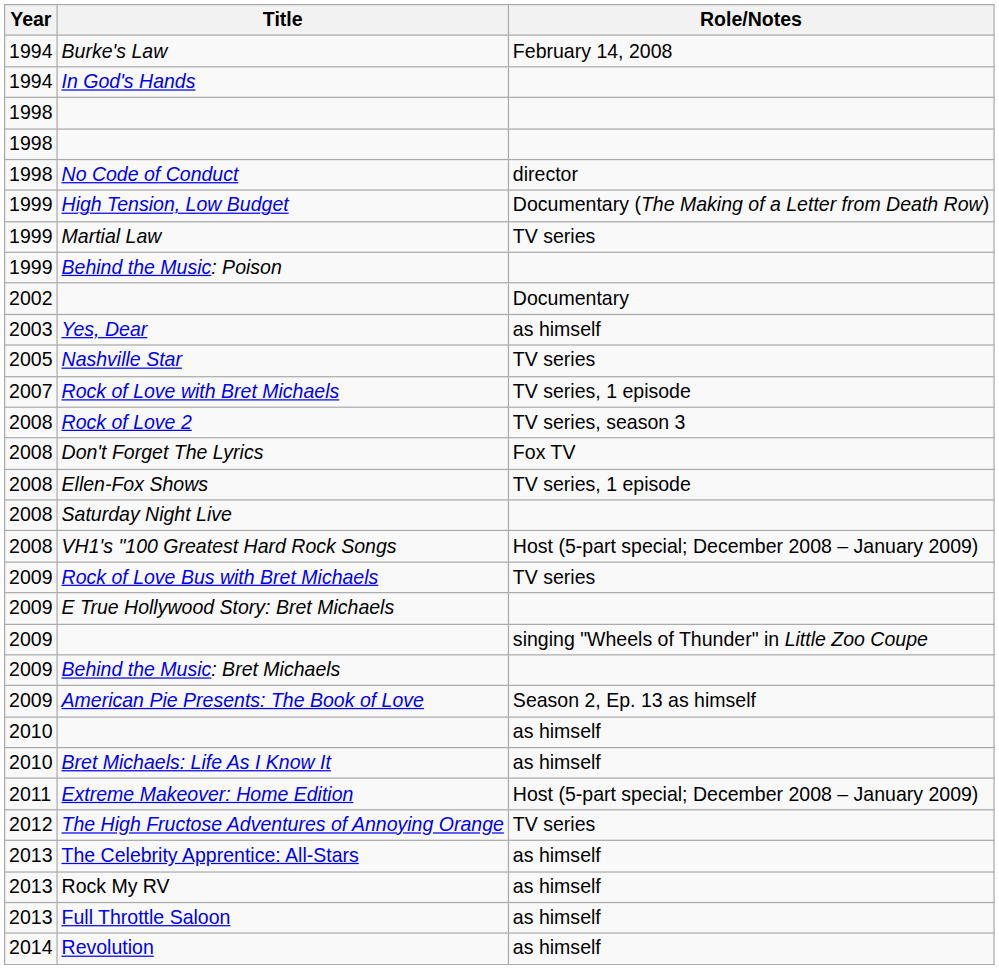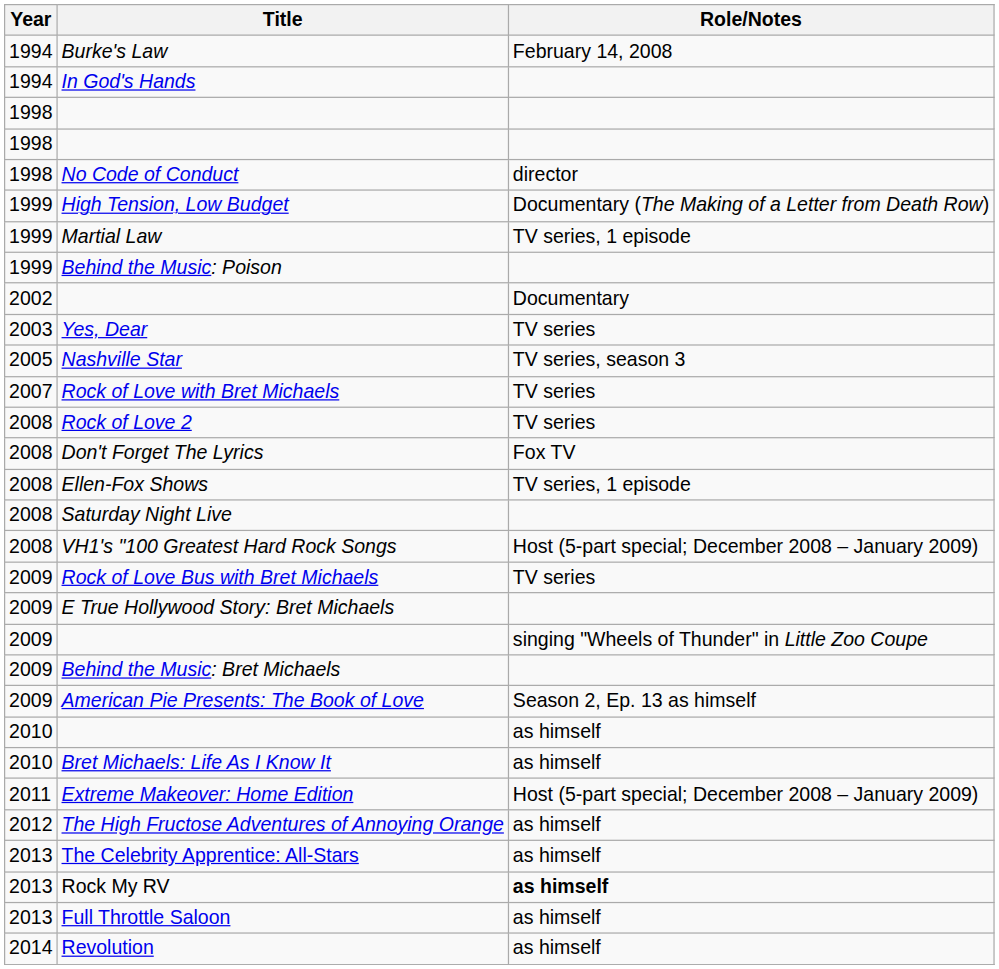(554, 236) TV series -> (602, 236) TV series, 1 episode
(557, 329) as himself -> (554, 329) TV series
(554, 360) TV series -> (599, 360) TV series, season 3
(602, 391) TV series, 1 episode -> (554, 391) TV series
(599, 422) TV series, season 3 -> (554, 422) TV series
(554, 824) TV series -> (557, 824) as himself
(557, 886) normal -> (561, 886) bold
